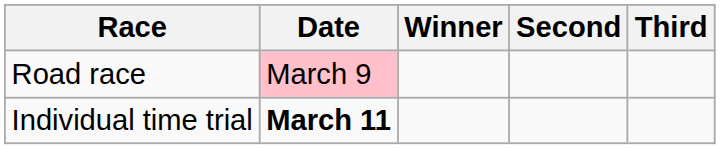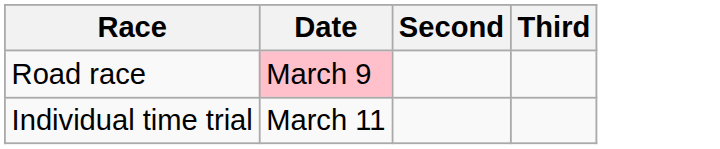- column: (453, 27)
(329, 119) bold -> (326, 119) normal
